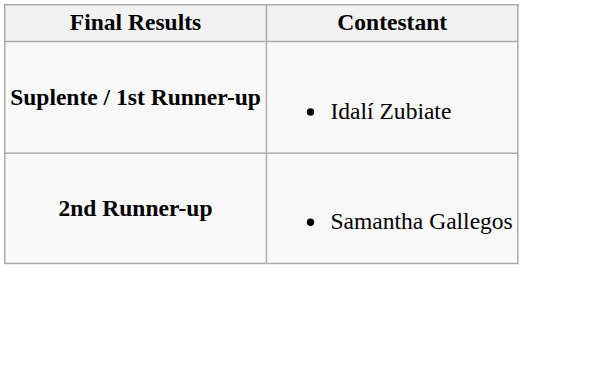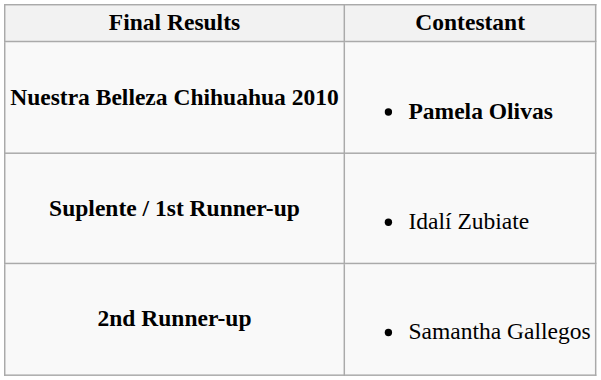+ row: (174, 97)
